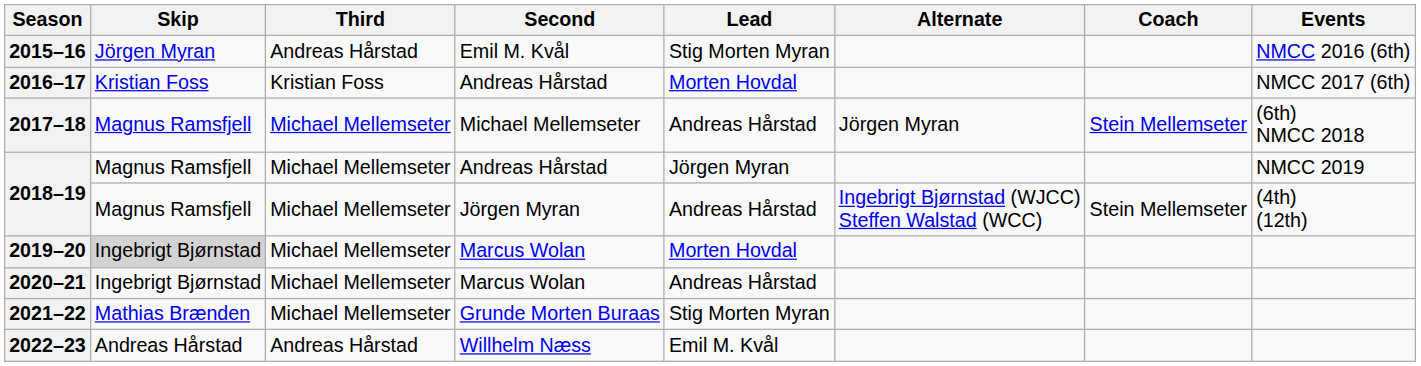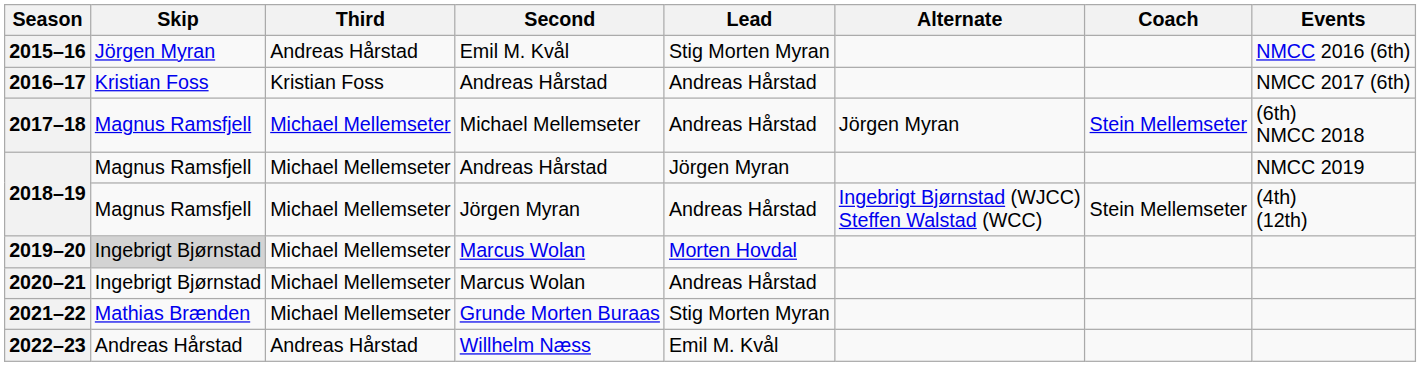(733, 82) Morten Hovdal -> (743, 82) Andreas Hårstad
